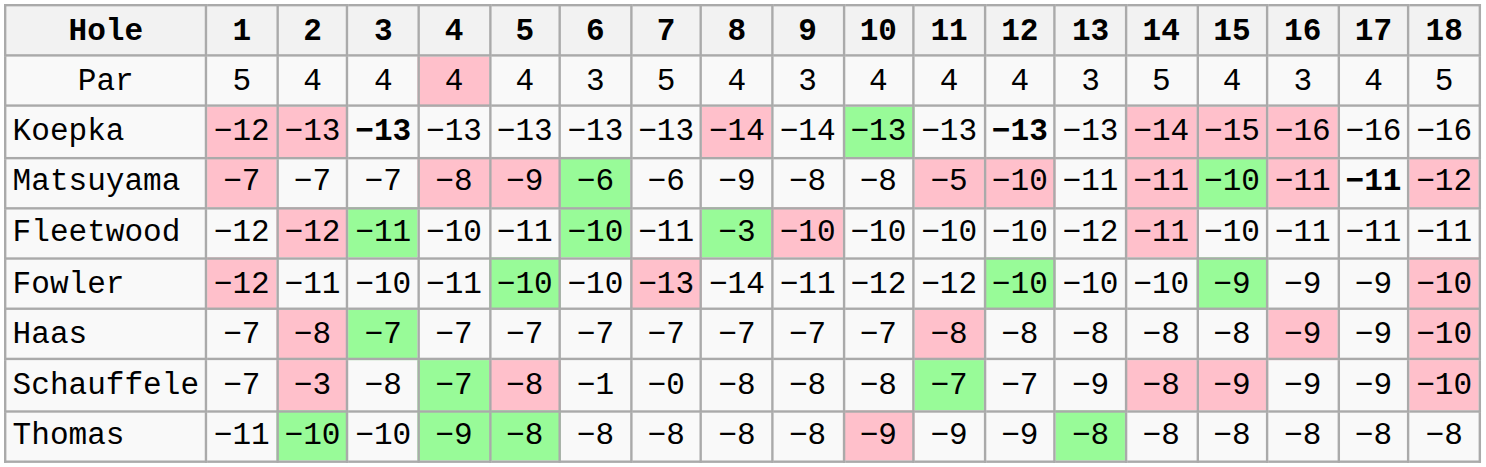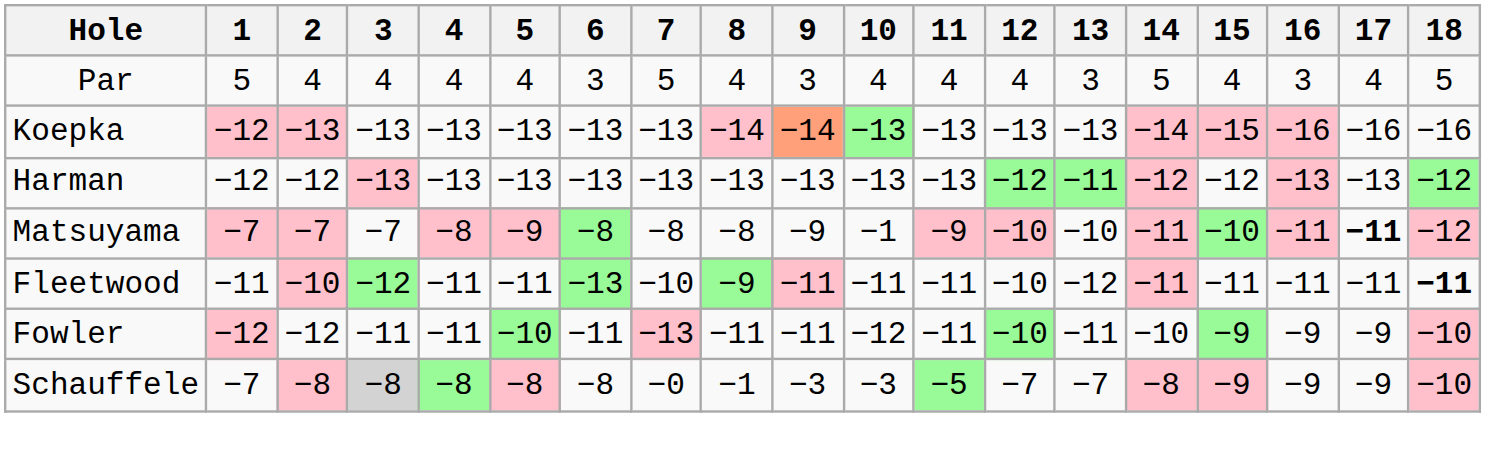(454, 81) pink background -> (454, 81) no background
(383, 132) bold -> (383, 132) normal
(808, 132) no background -> (808, 132) lightsalmon background
(1020, 132) bold -> (1020, 132) normal
+ row: (69, 182)
(313, 182) no background -> (313, 233) pink background
(595, 182) −6 -> (595, 233) −8
(666, 182) −6 -> (666, 233) −8
(737, 182) −9 -> (737, 233) −8
(808, 182) −8 -> (808, 233) −9
(878, 182) −8 -> (878, 233) −1
(949, 182) −5 -> (949, 233) −9
(1091, 182) −11 -> (1091, 233) −10
(242, 233) −12 -> (242, 284) −11
(313, 233) −12 -> (313, 284) −10
(383, 233) −11 -> (383, 284) −12
(454, 233) −10 -> (454, 284) −11
(595, 233) −10 -> (595, 284) −13
(666, 233) −11 -> (666, 284) −10
(737, 233) −3 -> (737, 284) −9
(808, 233) −10 -> (808, 284) −11
(878, 233) −10 -> (878, 284) −11
(949, 233) −10 -> (949, 284) −11
(1232, 233) −10 -> (1232, 284) −11
(1444, 233) normal -> (1444, 284) bold
(313, 284) −11 -> (313, 334) −12
(383, 284) −10 -> (383, 334) −11
(595, 284) −10 -> (595, 334) −11
(737, 284) −14 -> (737, 334) −11
(949, 284) −12 -> (949, 334) −11
(1091, 284) −10 -> (1091, 334) −11
- row: (50, 334)
(313, 385) −3 -> (313, 385) −8
(383, 385) no background -> (383, 385) lightgrey background
(454, 385) −7 -> (454, 385) −8
(595, 385) −1 -> (595, 385) −8
(737, 385) −8 -> (737, 385) −1
(808, 385) −8 -> (808, 385) −3
(878, 385) −8 -> (878, 385) −3
(949, 385) −7 -> (949, 385) −5
(1091, 385) −9 -> (1091, 385) −7
- row: (69, 436)
